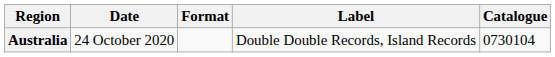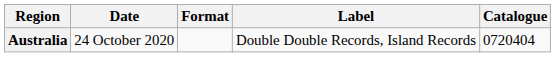(509, 39) 0730104 -> (509, 39) 0720404
